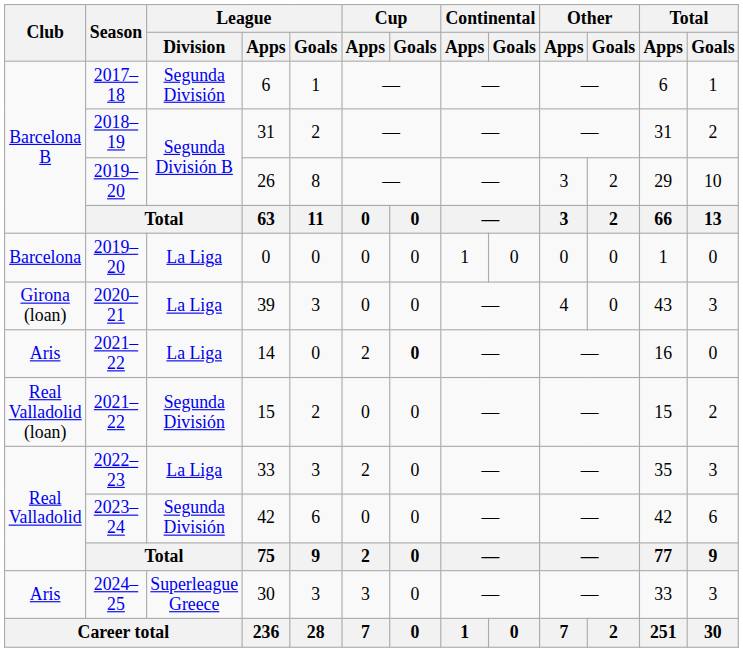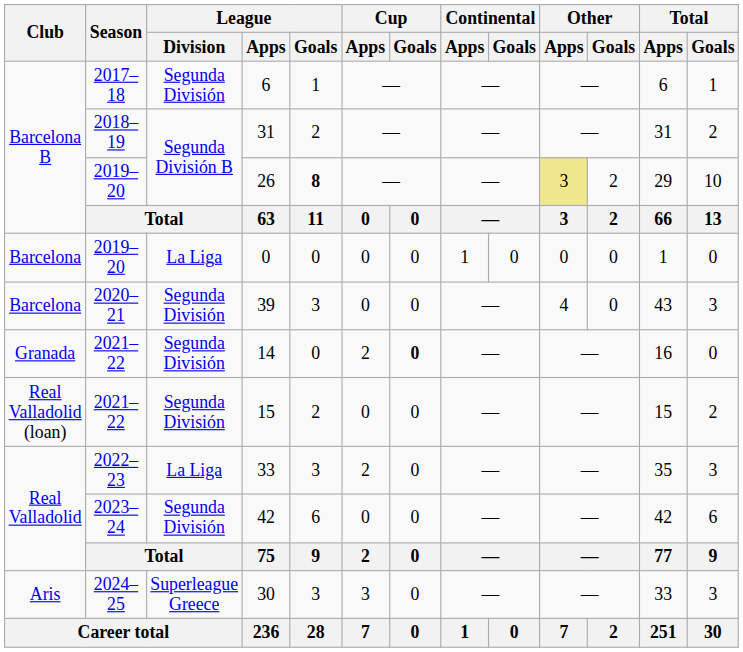(316, 181) normal -> (316, 181) bold
(564, 181) no background -> (564, 181) khaki background
(45, 305) Girona (loan) -> (45, 305) Barcelona
(194, 305) La Liga -> (194, 305) Segunda División
(45, 353) Aris -> (45, 353) Granada
(194, 353) La Liga -> (194, 353) Segunda División
